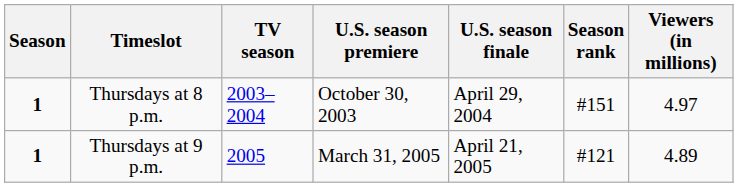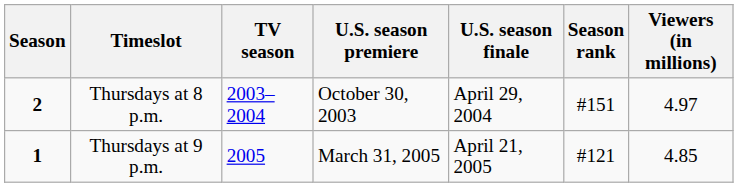(37, 104) 1 -> (37, 104) 2
(681, 156) 4.89 -> (681, 156) 4.85
